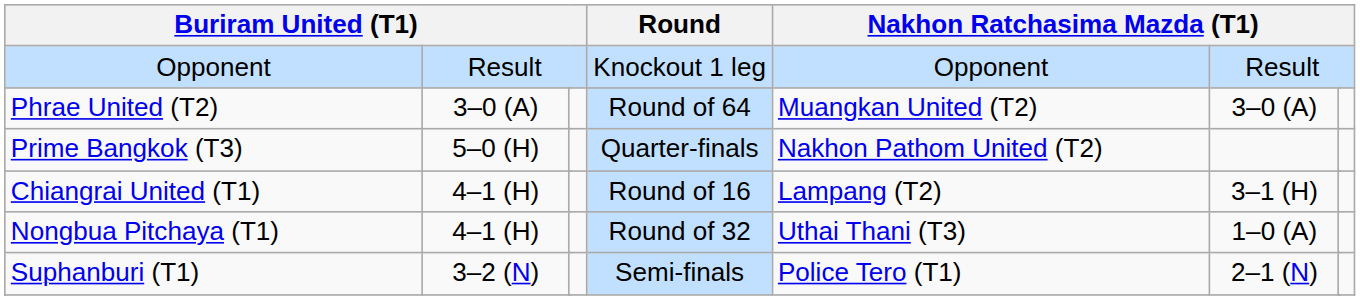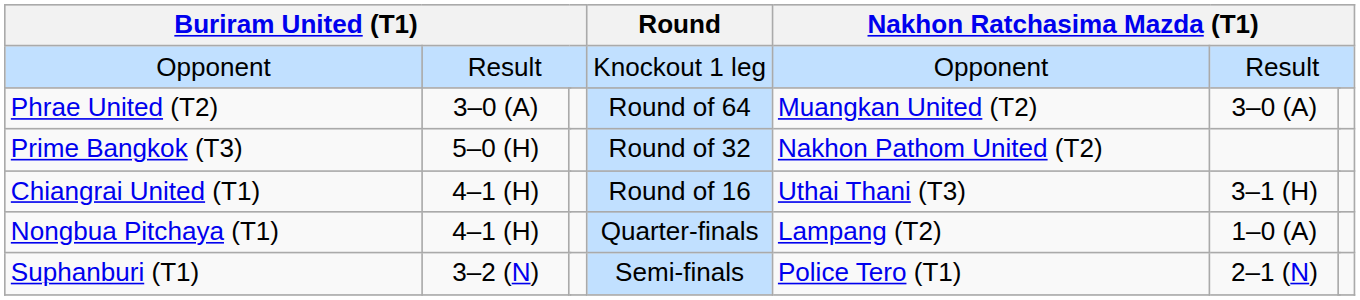(680, 149) Quarter-finals -> (680, 149) Round of 32
(860, 190) Lampang (T2) -> (872, 190) Uthai Thani (T3)
(680, 231) Round of 32 -> (680, 231) Quarter-finals
(872, 231) Uthai Thani (T3) -> (860, 231) Lampang (T2)
